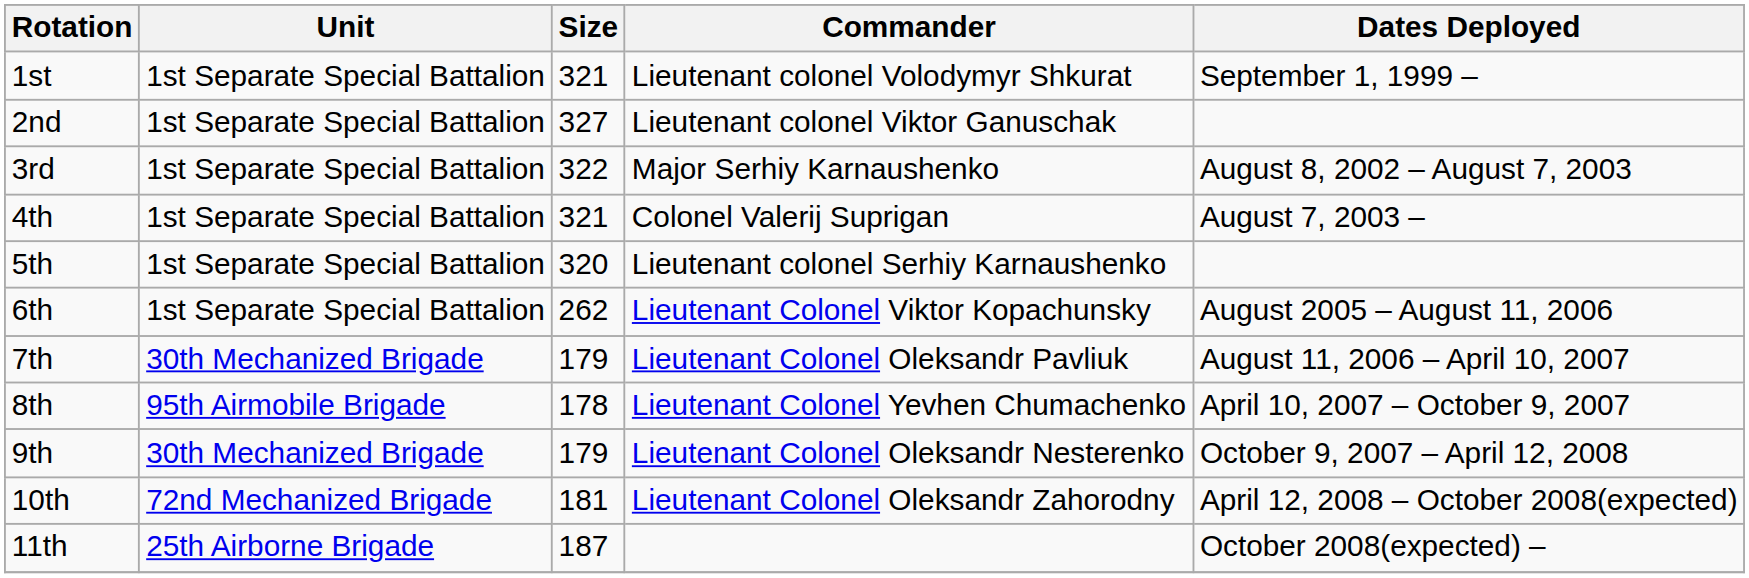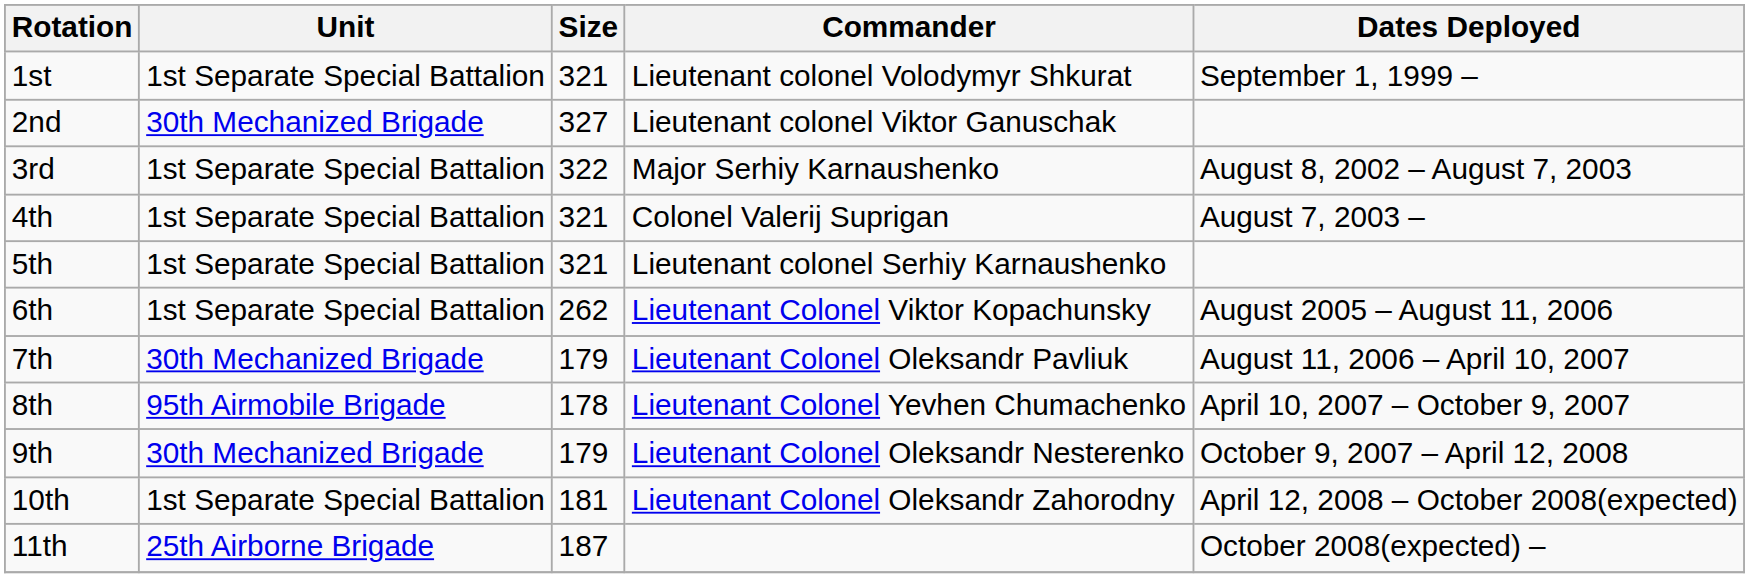(346, 122) 1st Separate Special Battalion -> (315, 122) 30th Mechanized Brigade
(583, 264) 320 -> (583, 264) 321
(319, 500) 72nd Mechanized Brigade -> (346, 500) 1st Separate Special Battalion
